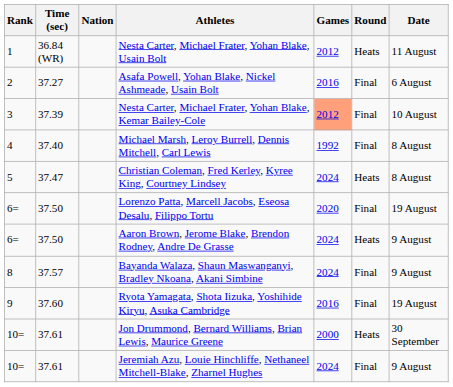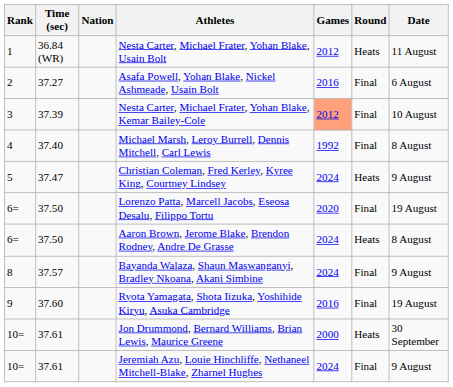(411, 177) 8 August -> (411, 177) 9 August
(411, 240) 9 August -> (411, 240) 8 August
